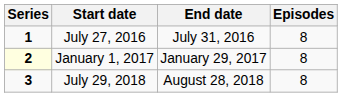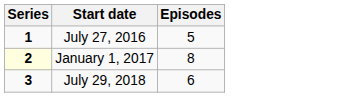- column: (213, 15)
(304, 37) 8 -> (191, 37) 5
(304, 80) 8 -> (191, 80) 6
